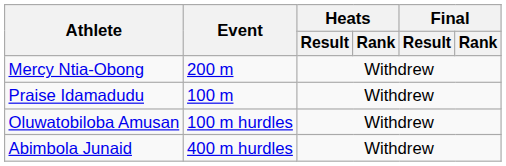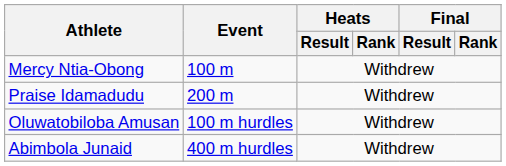(210, 69) 200 m -> (210, 69) 100 m
(210, 96) 100 m -> (210, 96) 200 m
